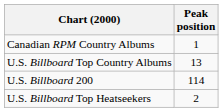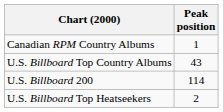(196, 62) 13 -> (196, 62) 43
